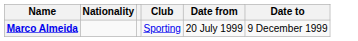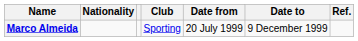+ column: (342, 12)
